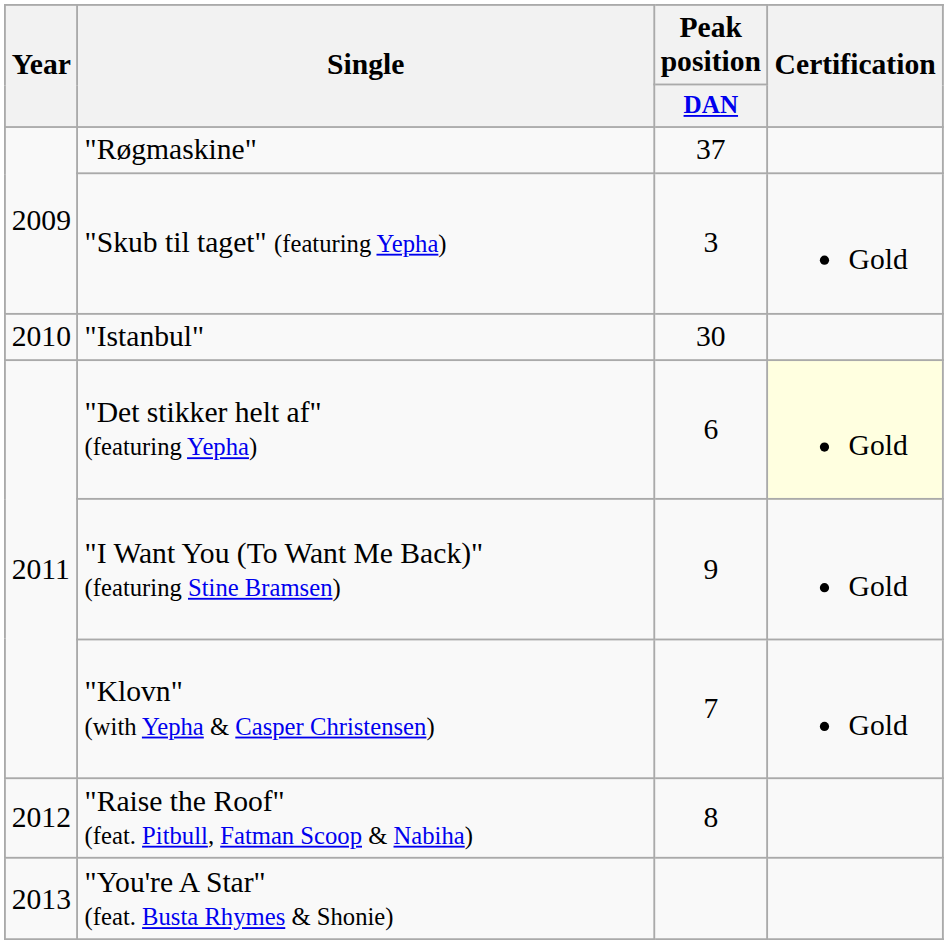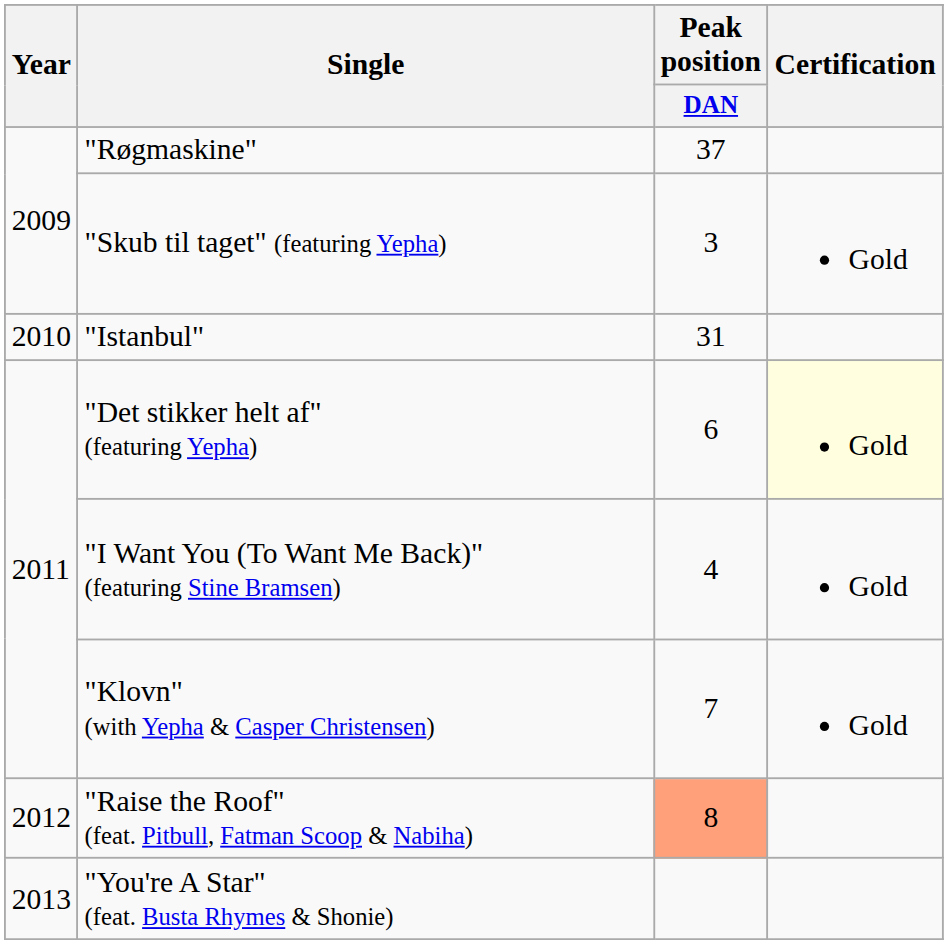(711, 336) 30 -> (711, 336) 31
(711, 568) 9 -> (711, 568) 4
(711, 818) no background -> (711, 818) lightsalmon background
